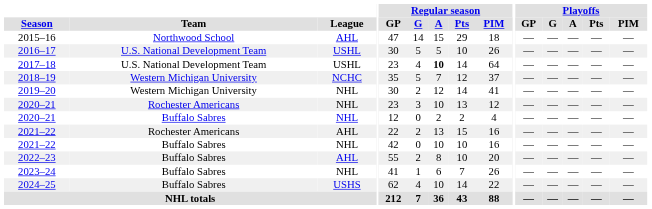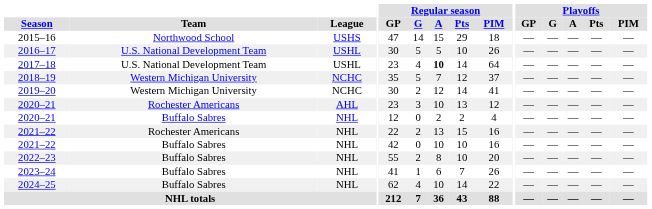(347, 37) AHL -> (347, 37) USHS
(347, 91) NHL -> (347, 91) NCHC
(347, 104) NHL -> (347, 104) AHL
(347, 131) AHL -> (347, 131) NHL
(347, 158) AHL -> (347, 158) NHL
(347, 185) USHS -> (347, 185) NHL
